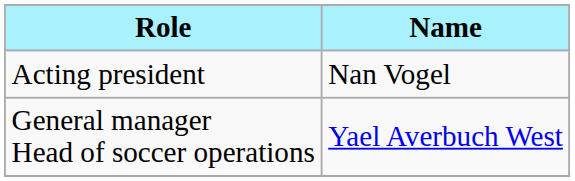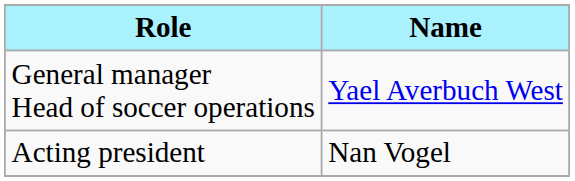rows swapped: (163, 136) <-> (108, 73)
